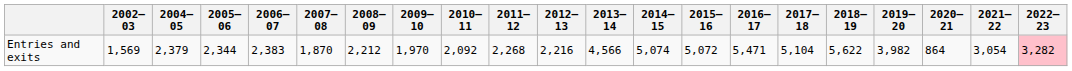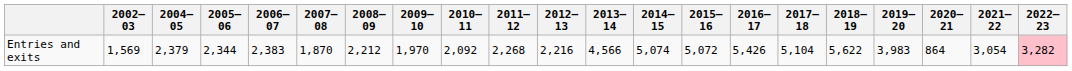(749, 51) 5,471 -> (749, 51) 5,426
(894, 51) 3,982 -> (894, 51) 3,983
